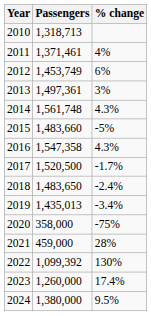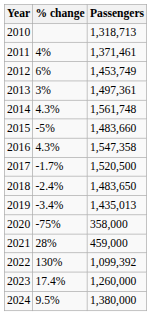columns swapped: (63, 13) <-> (119, 13)
